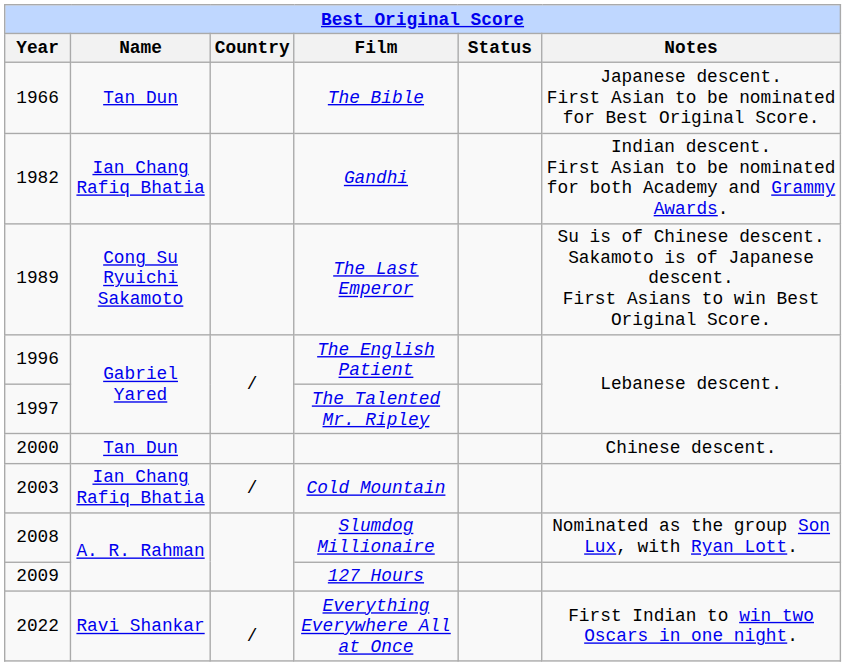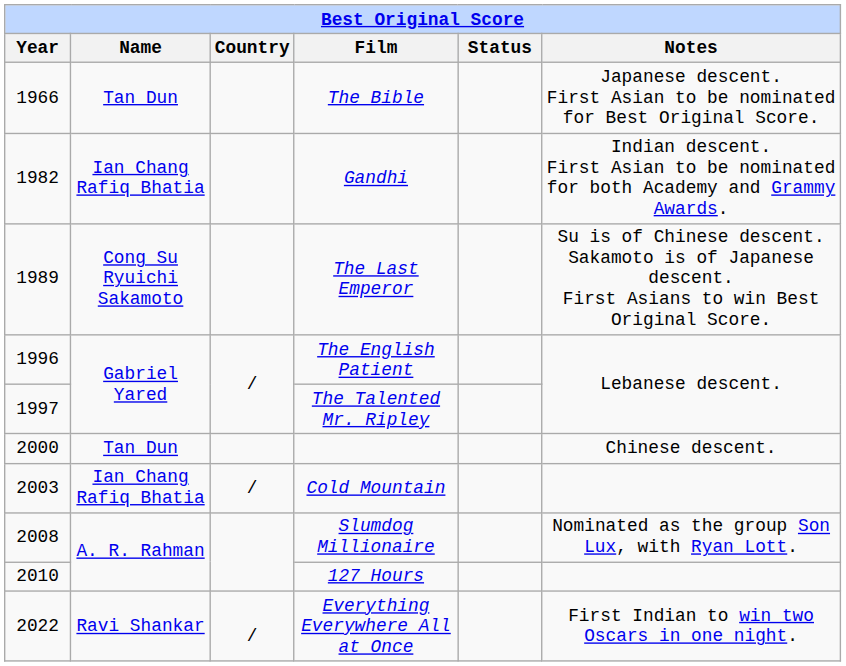(38, 577) 2009 -> (38, 577) 2010
